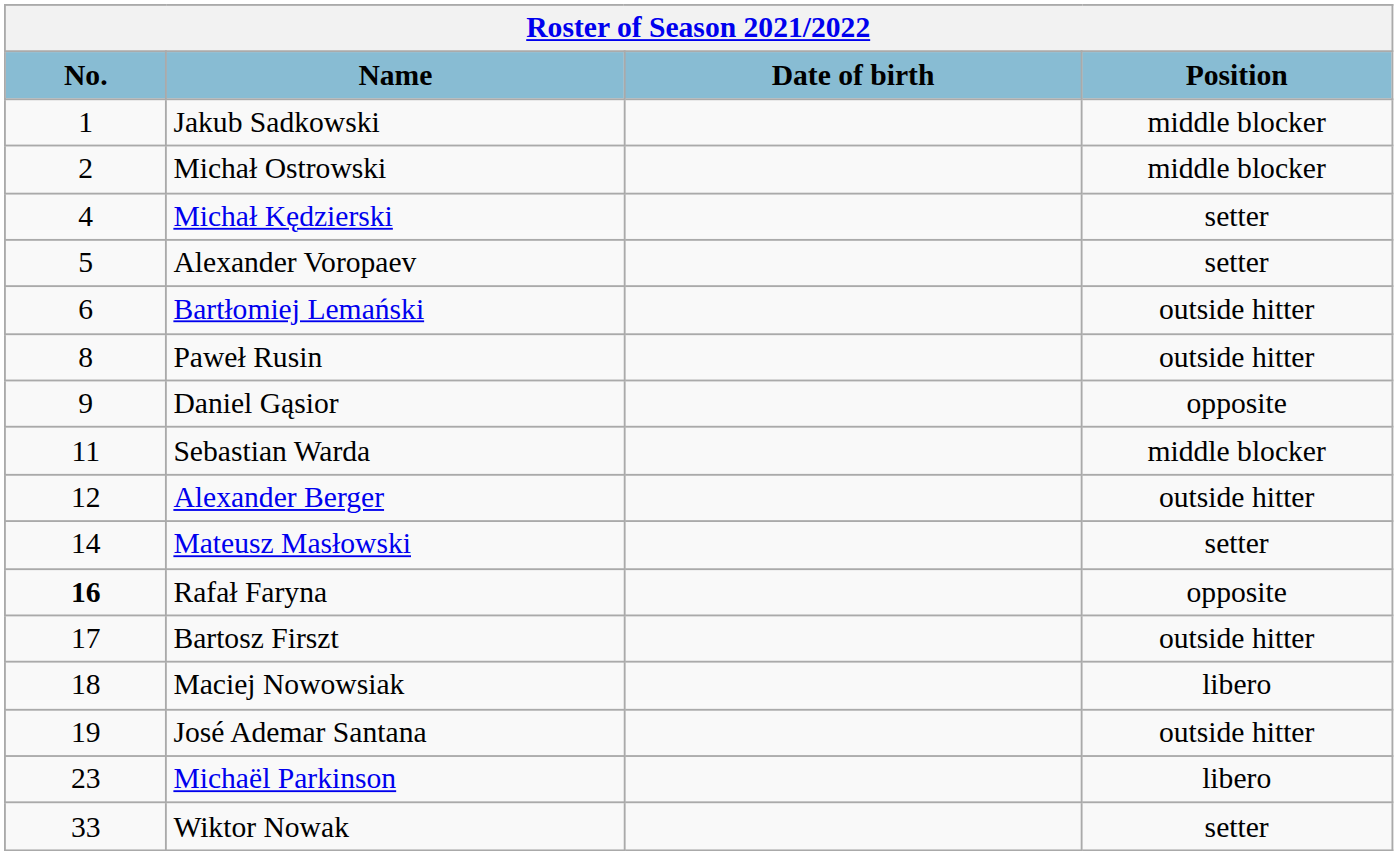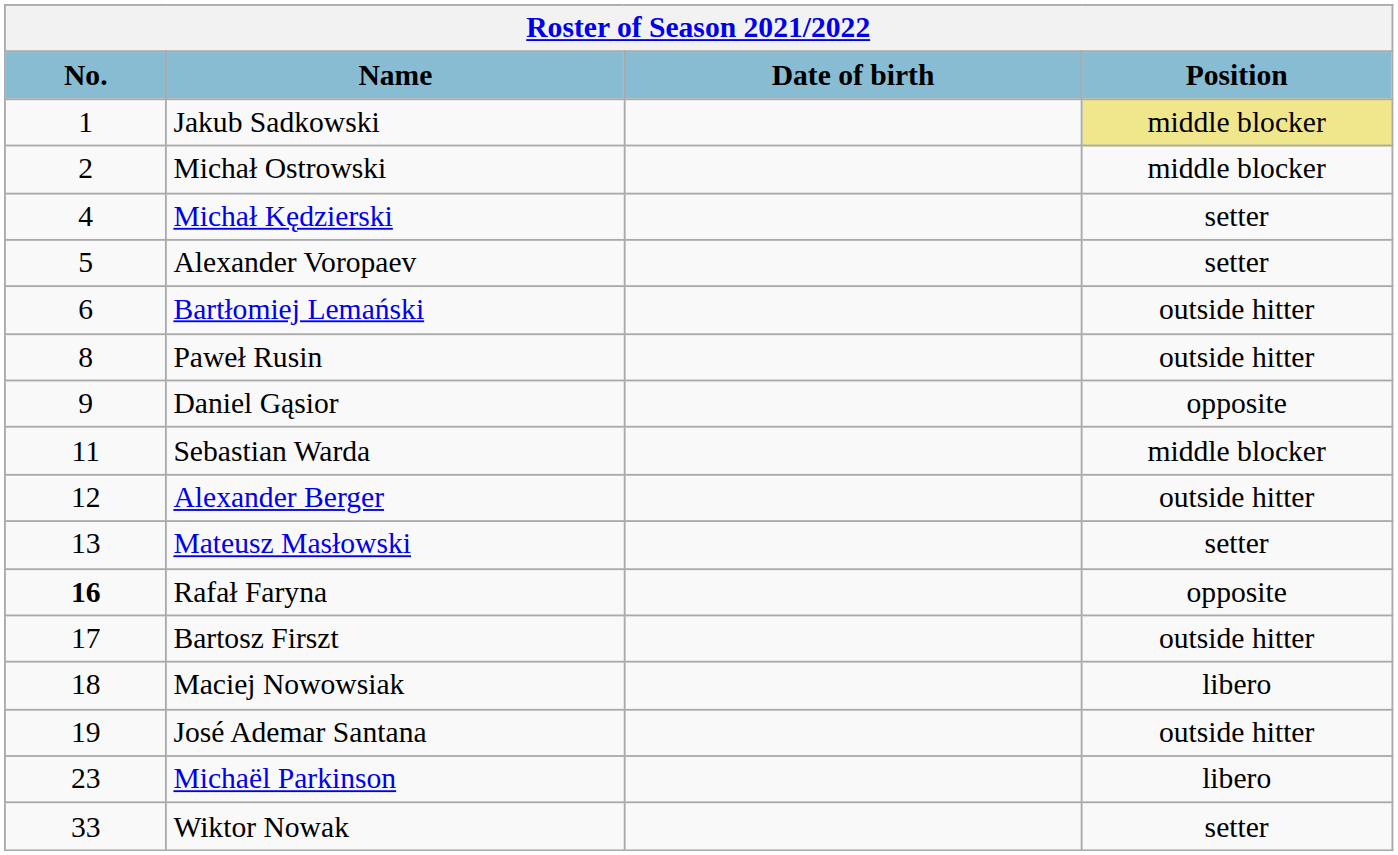(1237, 121) no background -> (1237, 121) khaki background
(86, 544) 14 -> (86, 544) 13
